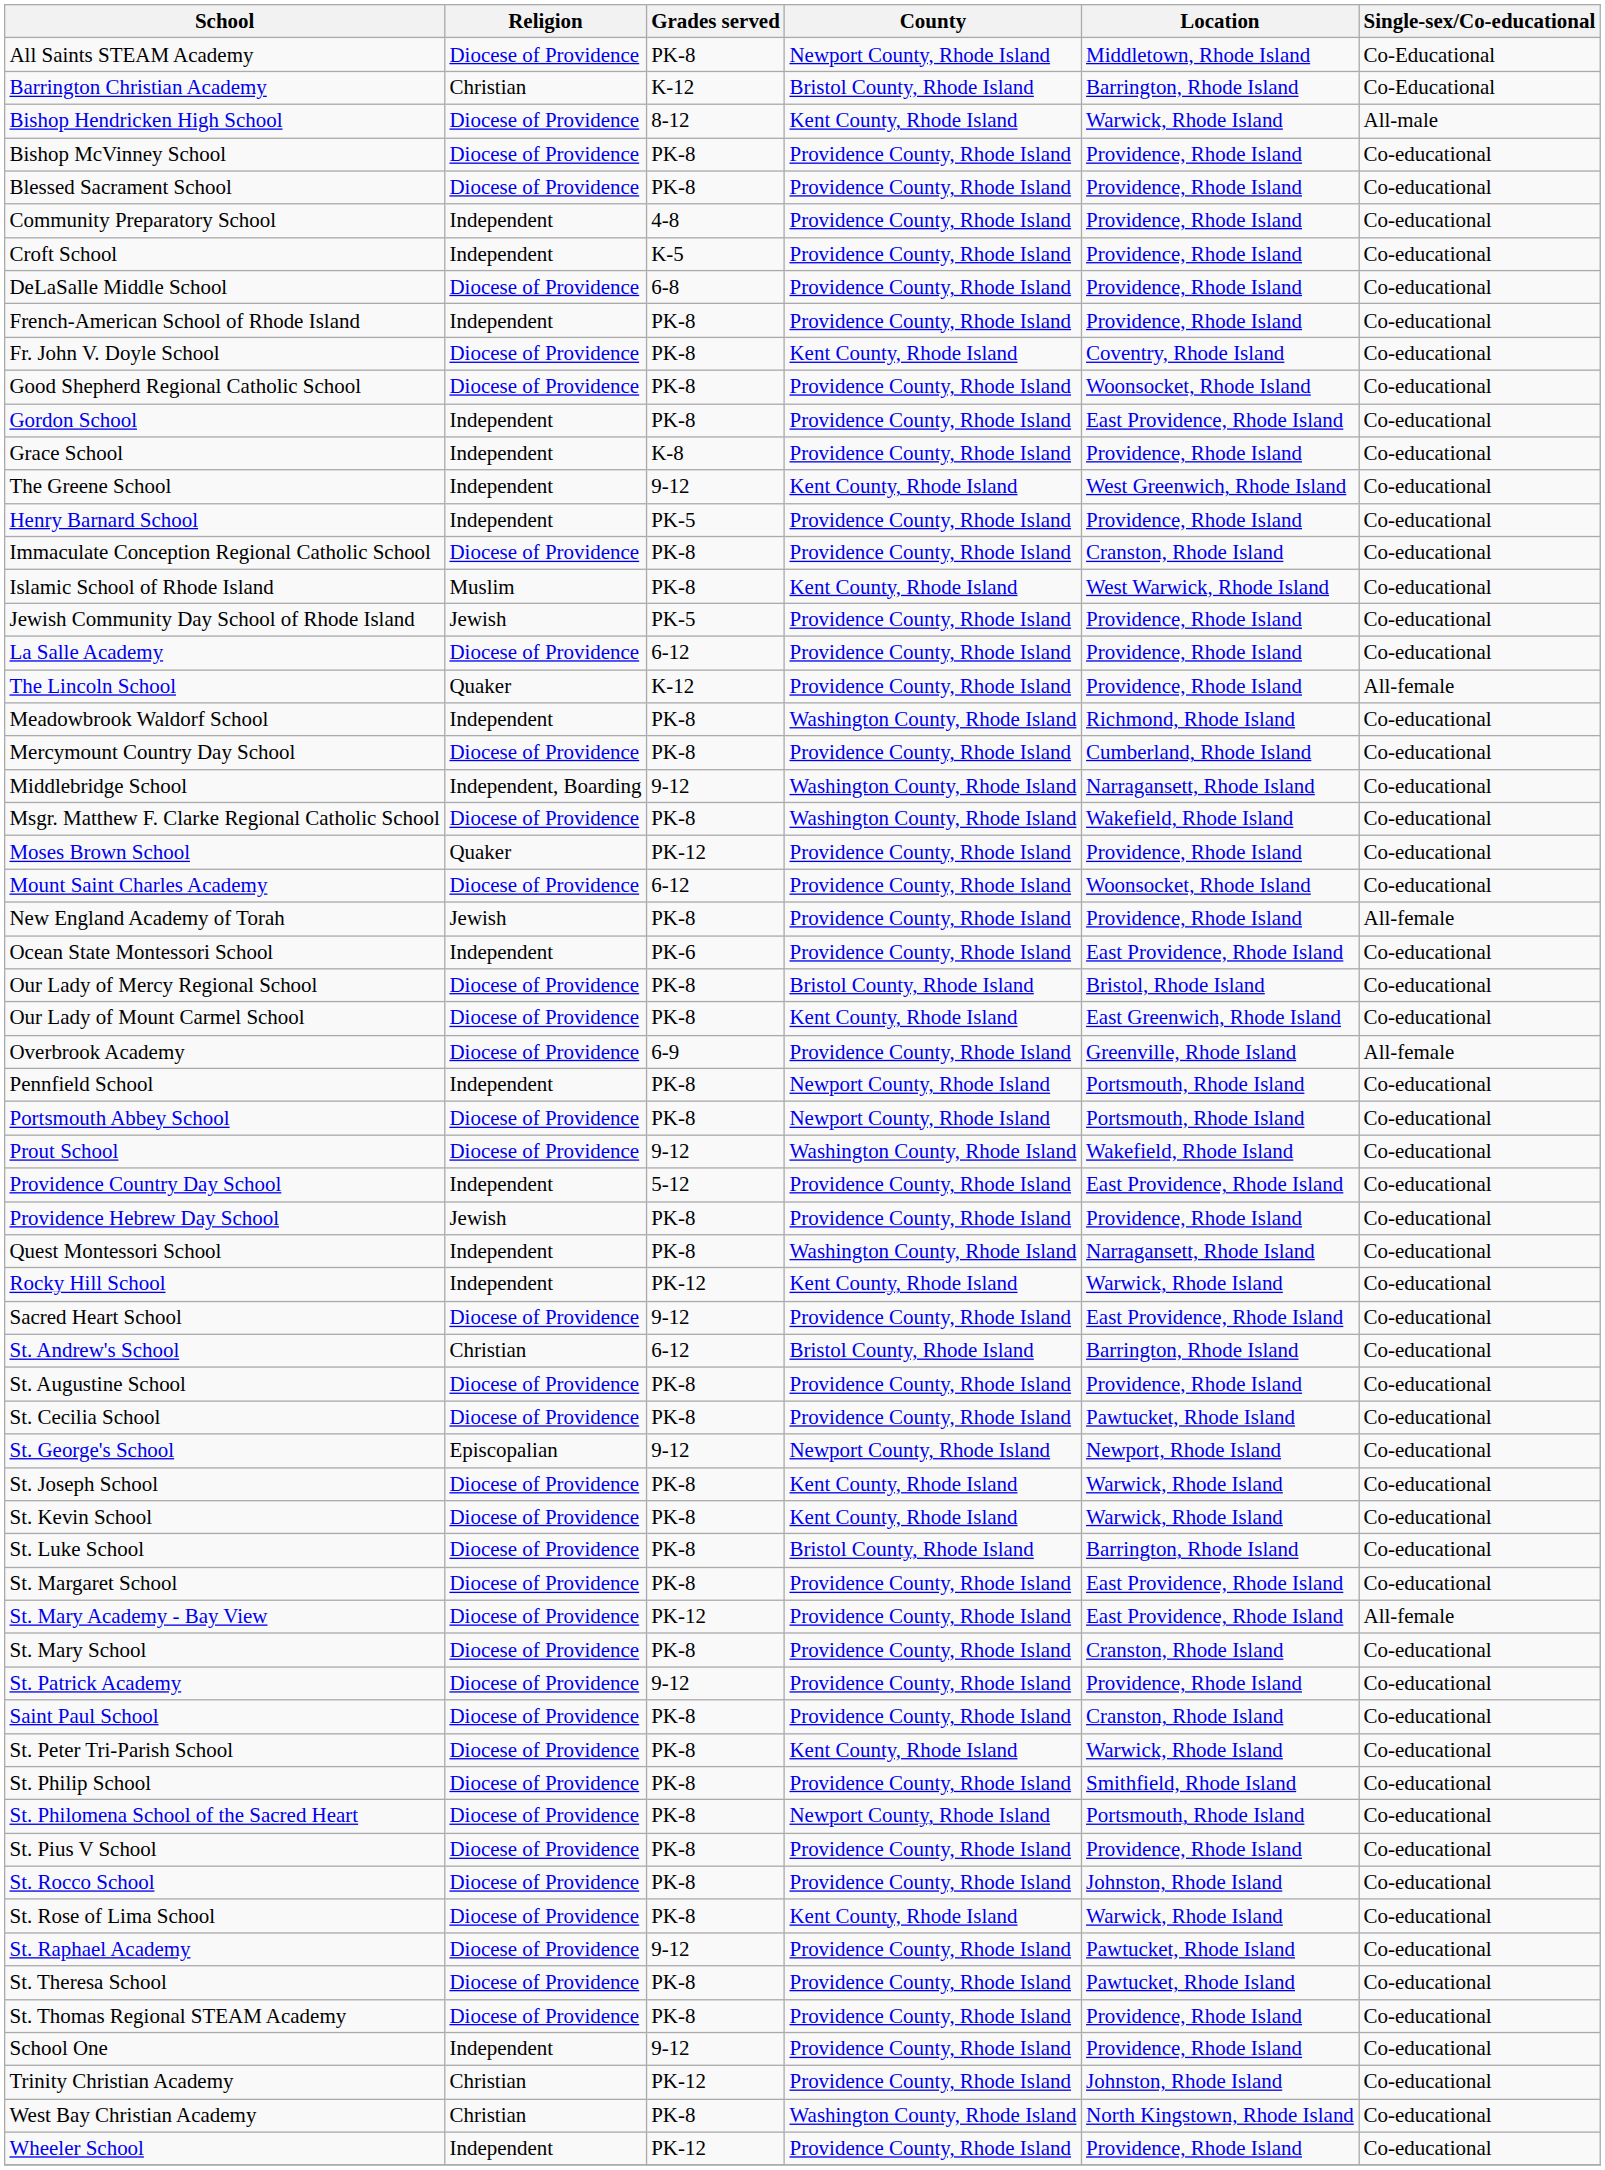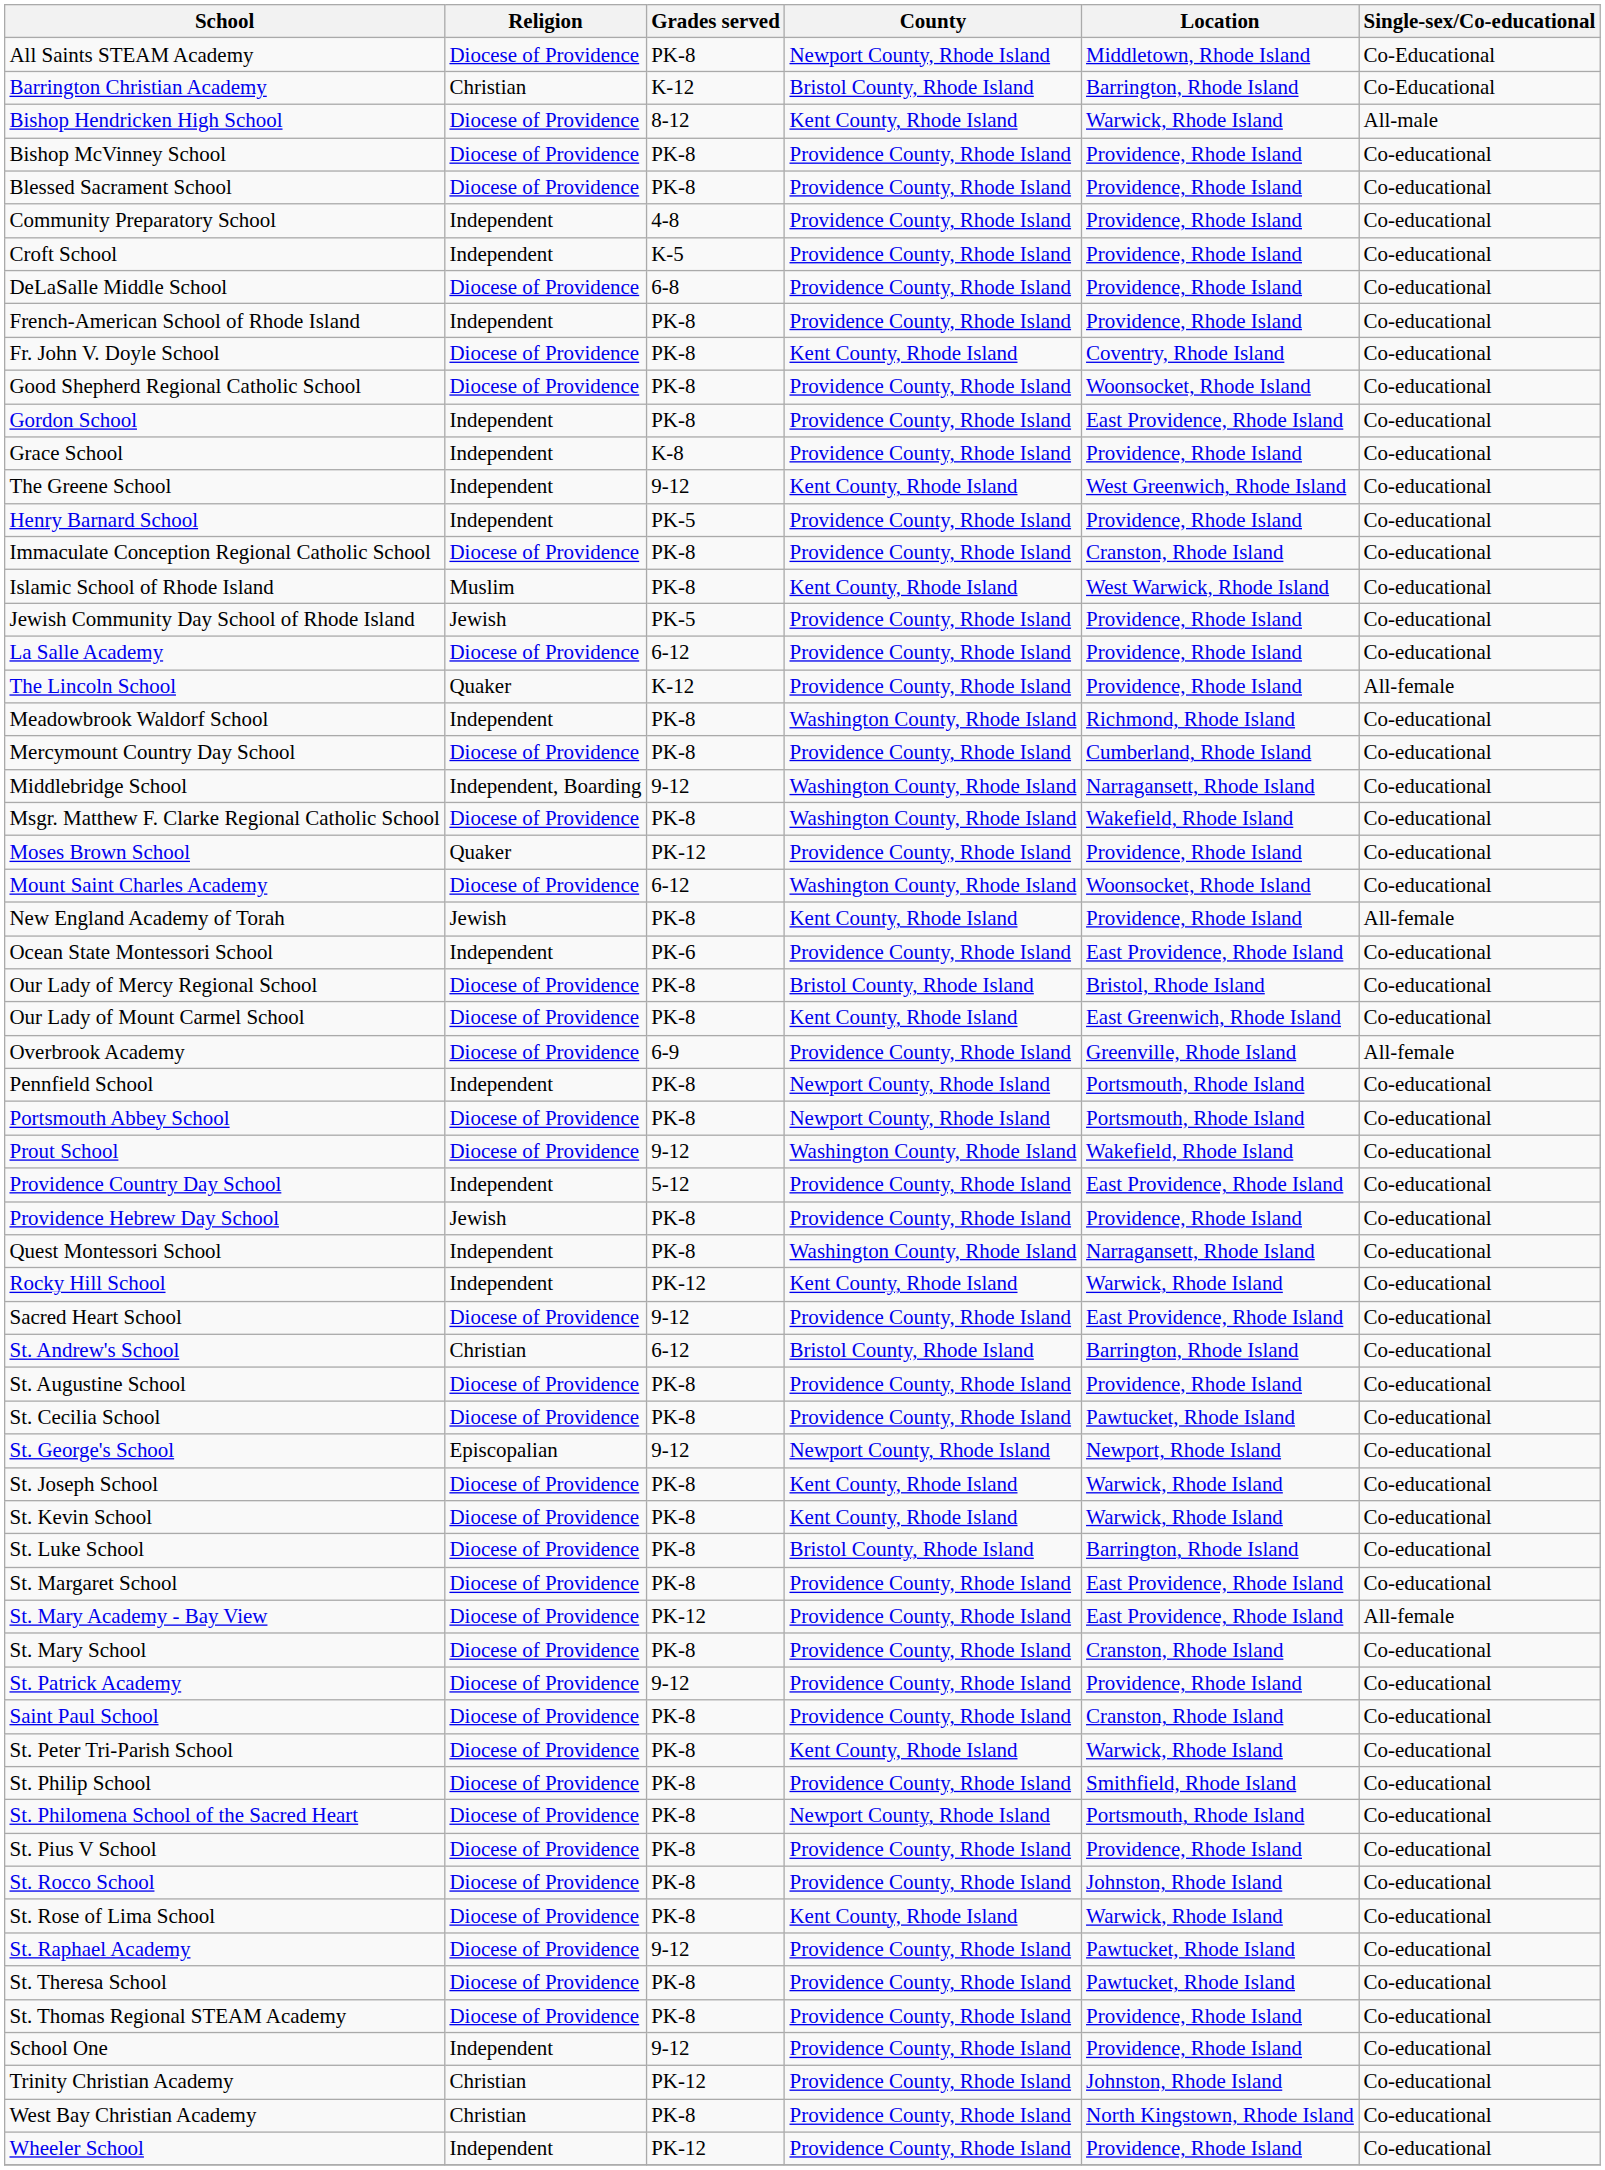(930, 885) Providence County, Rhode Island -> (933, 885) Washington County, Rhode Island
(930, 918) Providence County, Rhode Island -> (903, 918) Kent County, Rhode Island
(933, 2115) Washington County, Rhode Island -> (930, 2115) Providence County, Rhode Island
